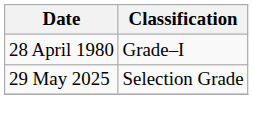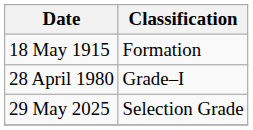+ row: (59, 49)
